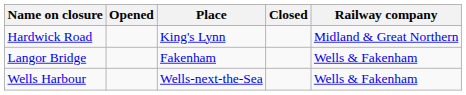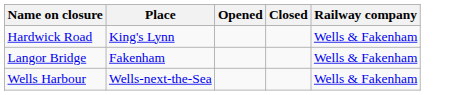columns swapped: (211, 15) <-> (131, 15)
(386, 36) Midland & Great Northern -> (366, 36) Wells & Fakenham
